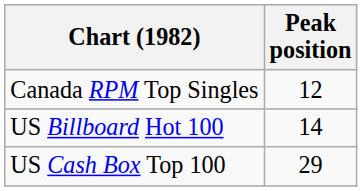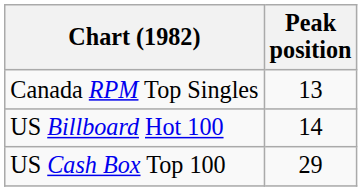(311, 89) 12 -> (311, 89) 13
